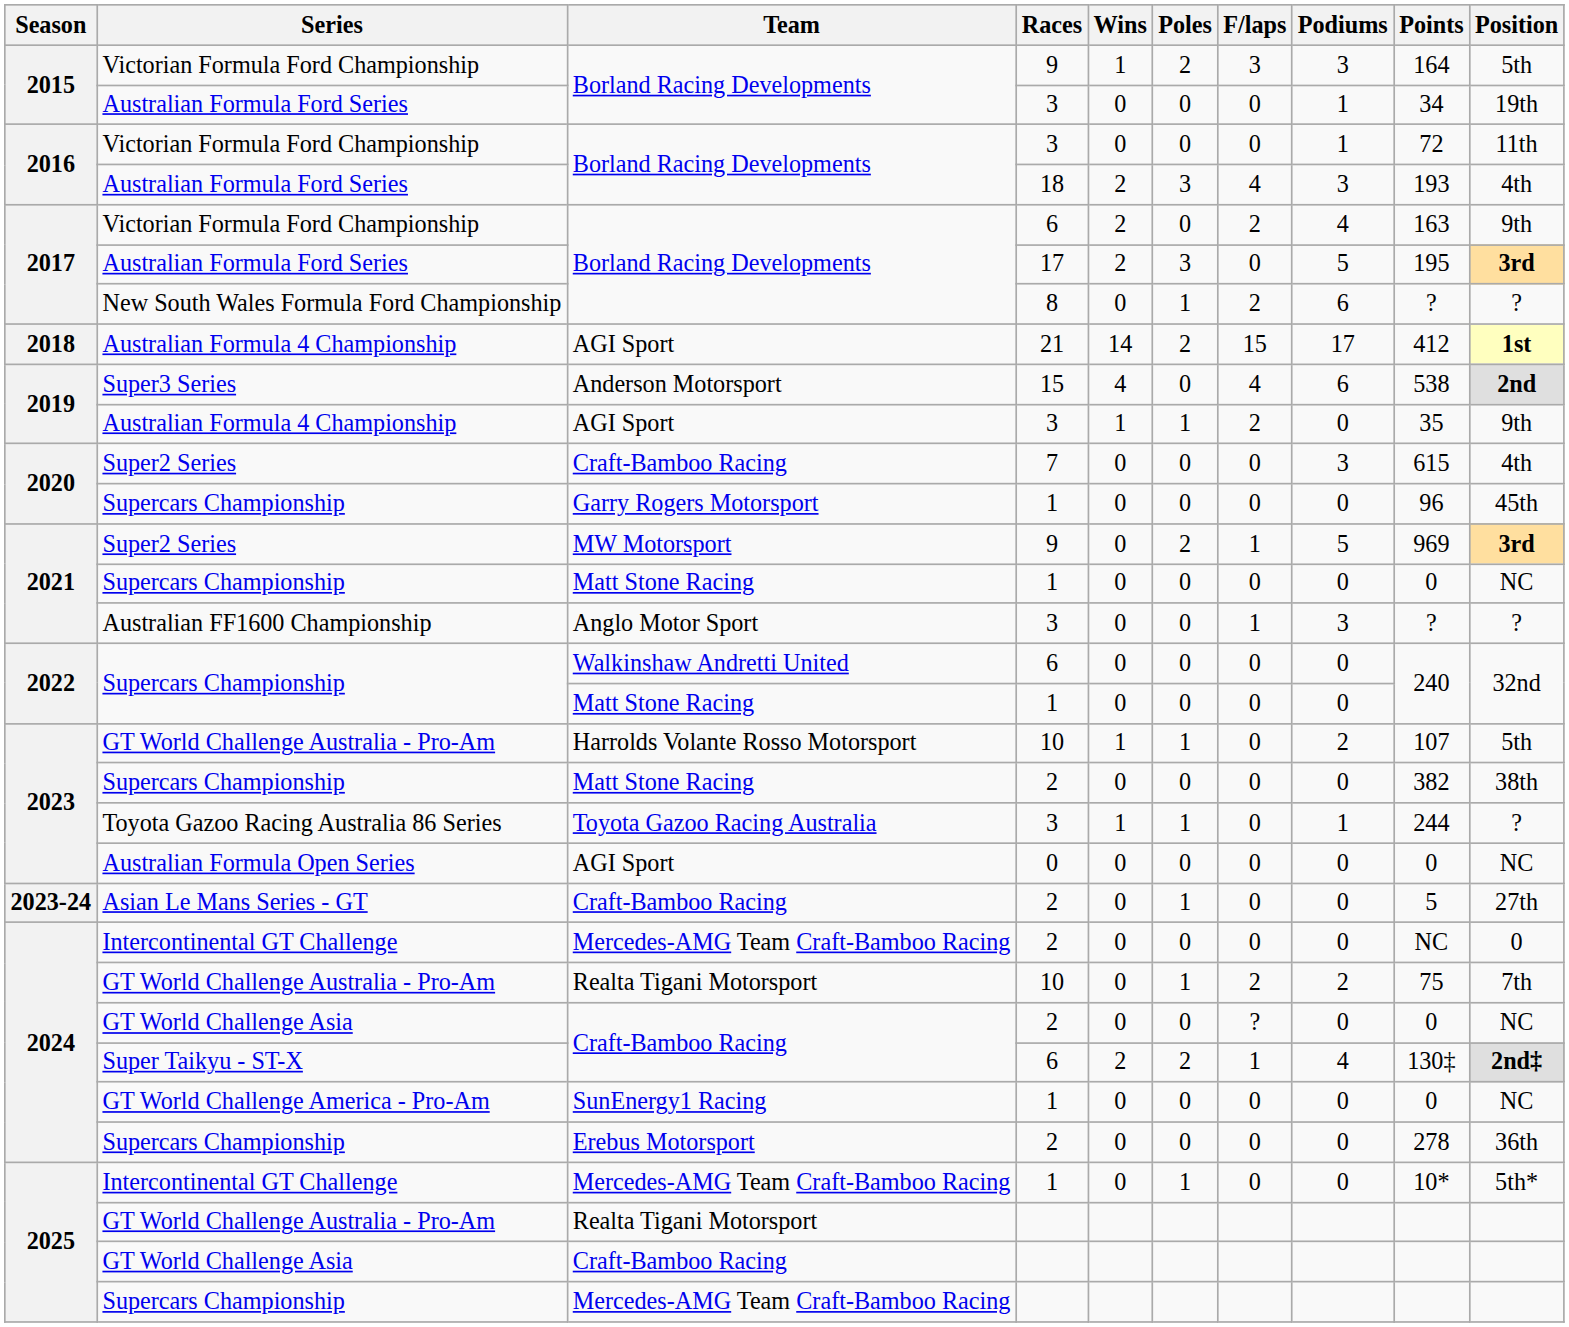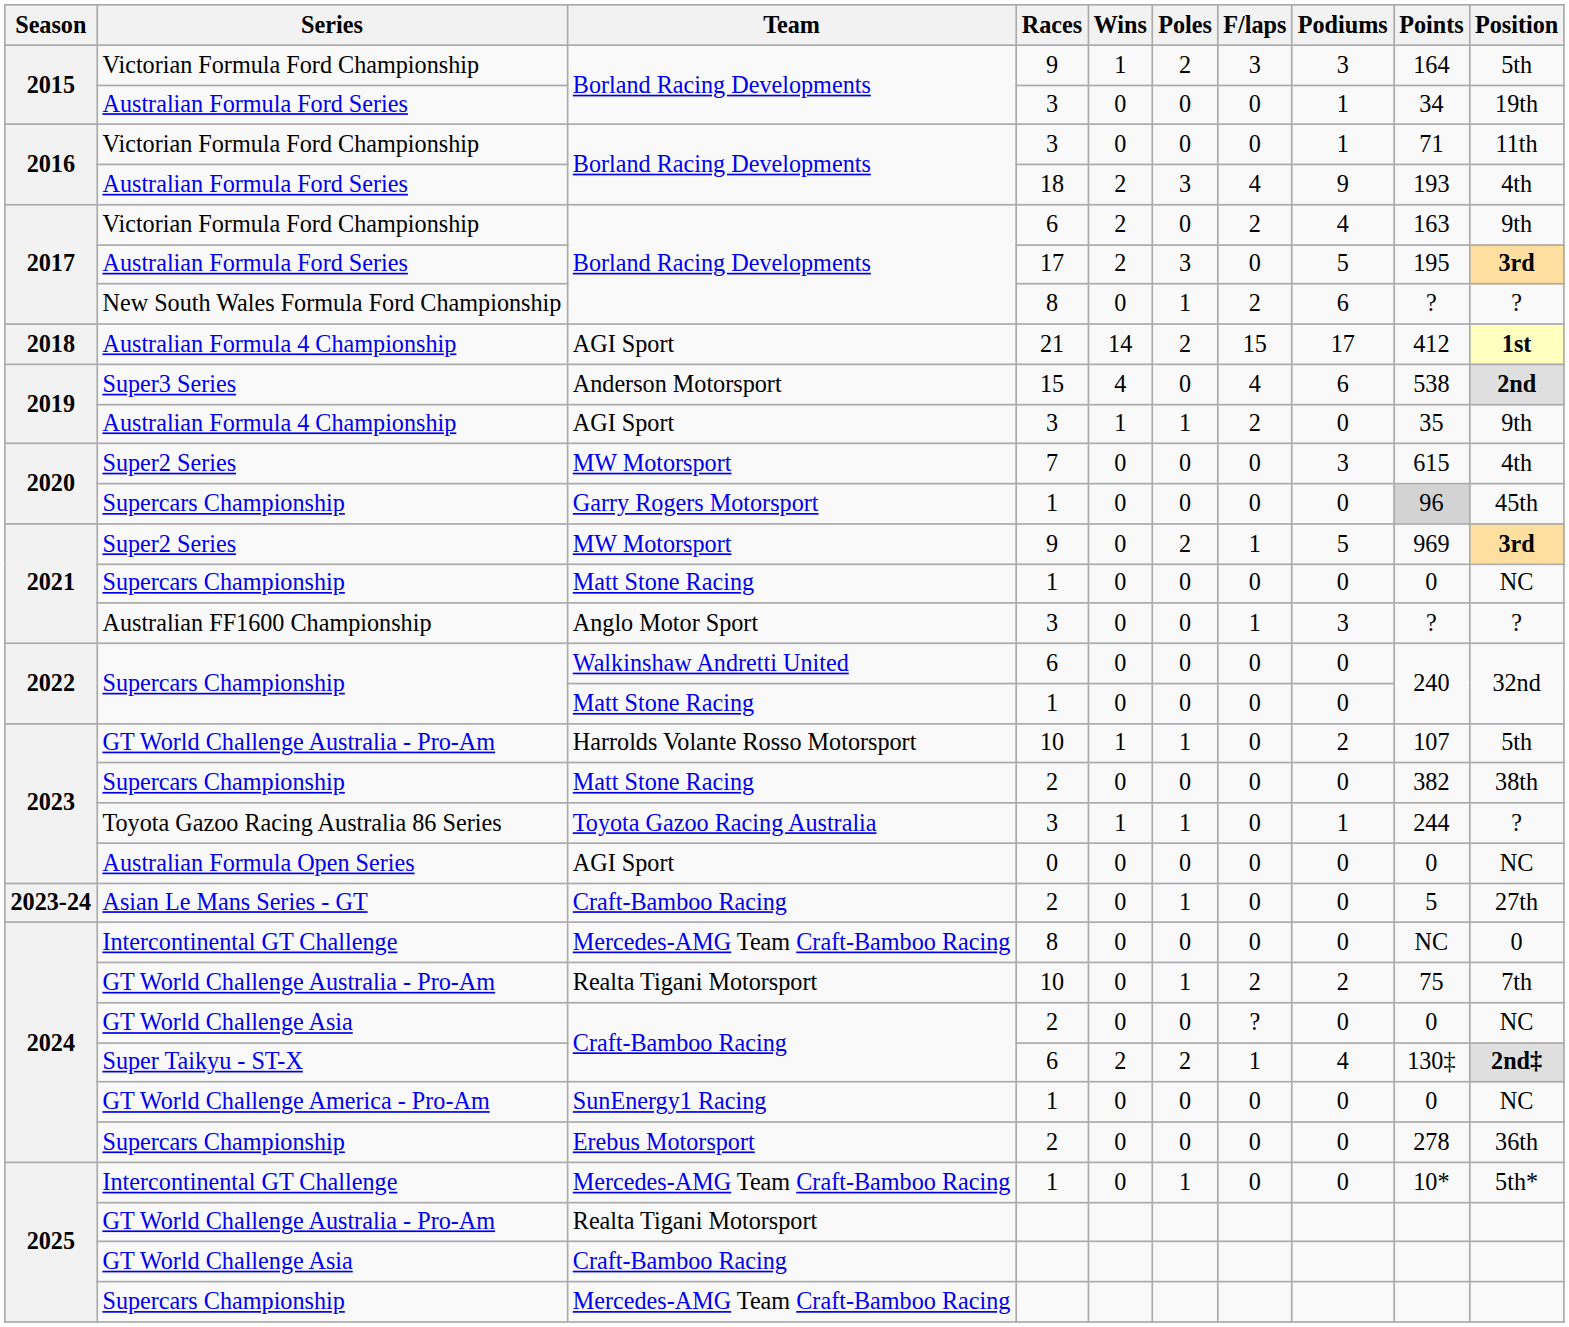(1431, 144) 72 -> (1431, 144) 71
(1343, 184) 3 -> (1343, 184) 9
(680, 463) Craft-Bamboo Racing -> (652, 463) MW Motorsport
(1431, 503) no background -> (1431, 503) lightgrey background
(1052, 942) 2 -> (1052, 942) 8
